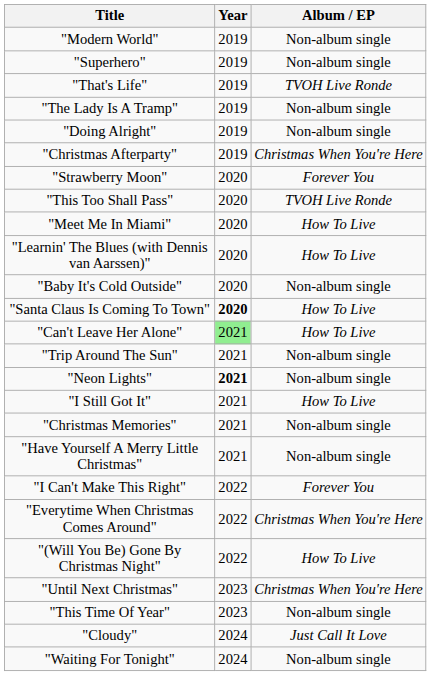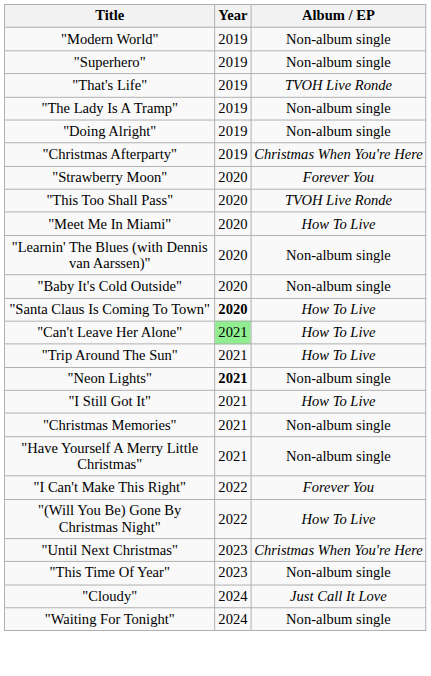(338, 255) How To Live -> (338, 255) Non-album single
(338, 355) Non-album single -> (338, 355) How To Live
- row: (110, 518)
